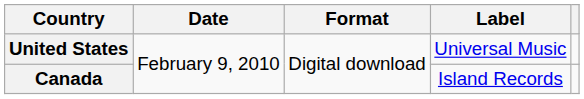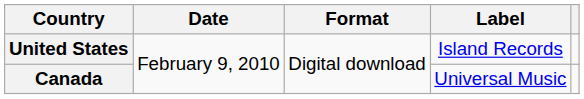(500, 49) Universal Music -> (500, 49) Island Records
(500, 78) Island Records -> (500, 78) Universal Music
